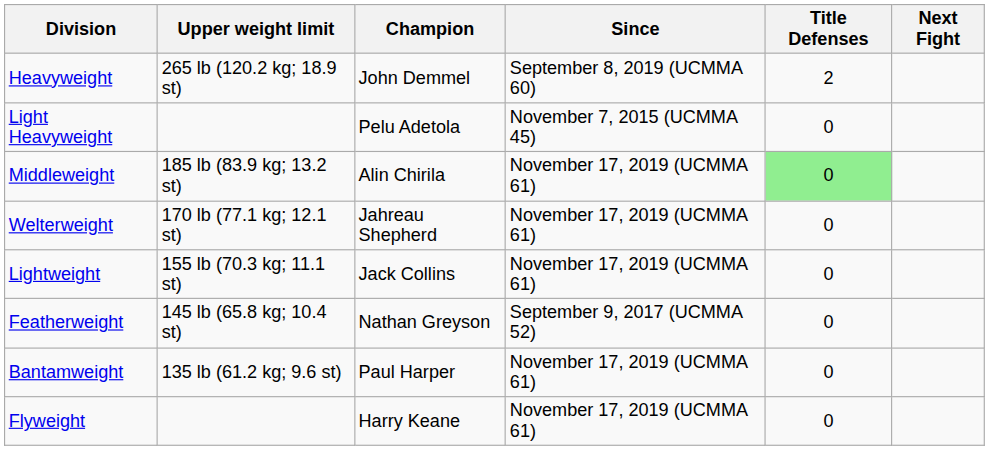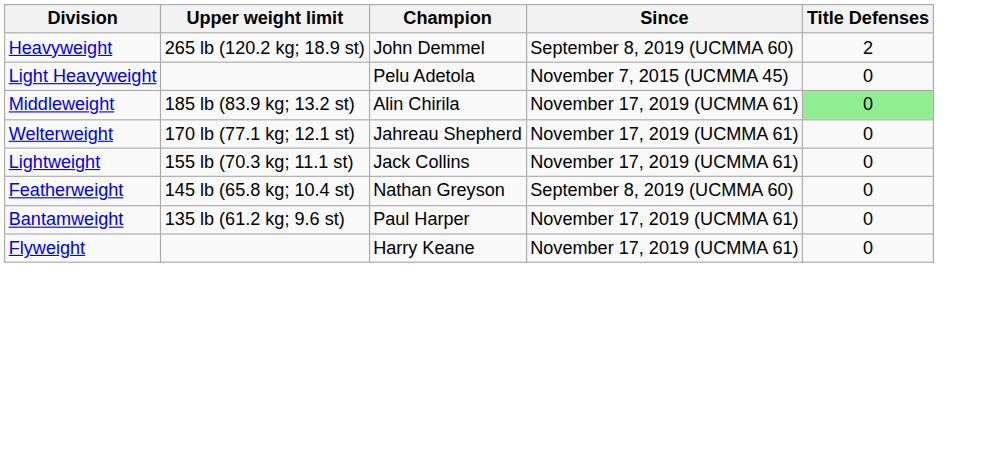- column: (938, 29)
(626, 323) September 9, 2017 (UCMMA 52) -> (662, 190) September 8, 2019 (UCMMA 60)
